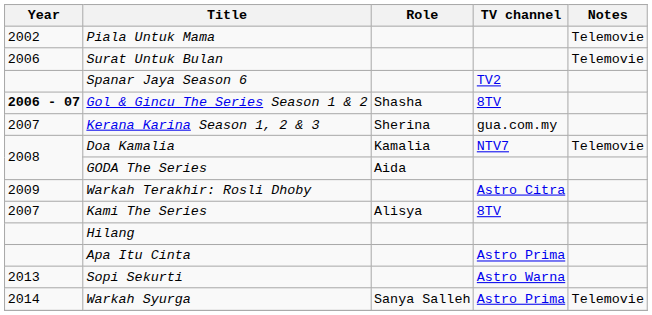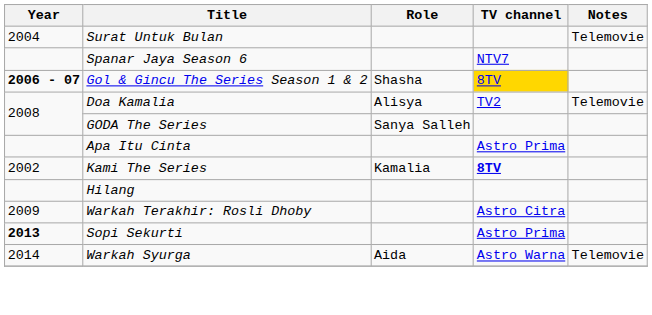- row: (151, 37)
(24, 59) 2006 -> (24, 37) 2004
(489, 81) TV2 -> (493, 59) NTV7
(489, 103) no background -> (489, 81) gold background
- row: (203, 125)
(402, 146) Kamalia -> (398, 103) Alisya
(493, 146) NTV7 -> (489, 103) TV2
(390, 168) Aida -> (422, 125) Sanya Salleh
rows swapped: (139, 255) <-> (199, 190)
(24, 212) 2007 -> (24, 168) 2002
(398, 212) Alisya -> (402, 168) Kamalia
(489, 212) normal -> (489, 168) bold
(24, 277) normal -> (24, 234) bold
(521, 277) Astro Warna -> (521, 234) Astro Prima
(422, 299) Sanya Salleh -> (390, 255) Aida
(521, 299) Astro Prima -> (521, 255) Astro Warna
